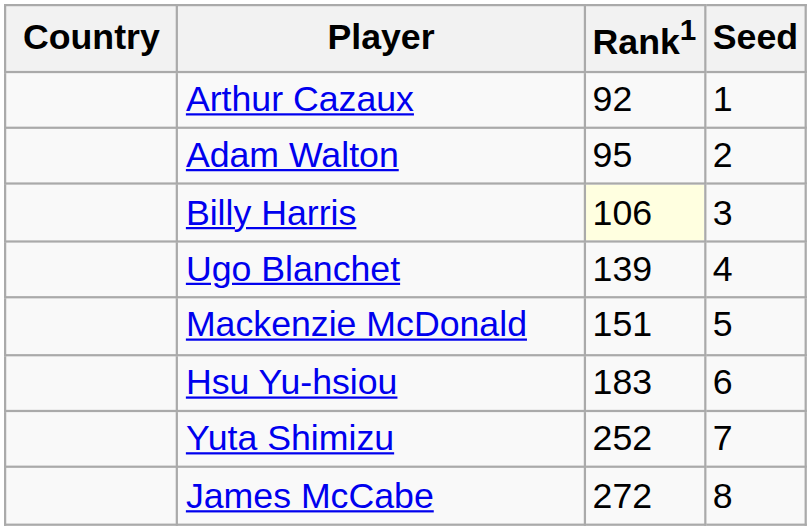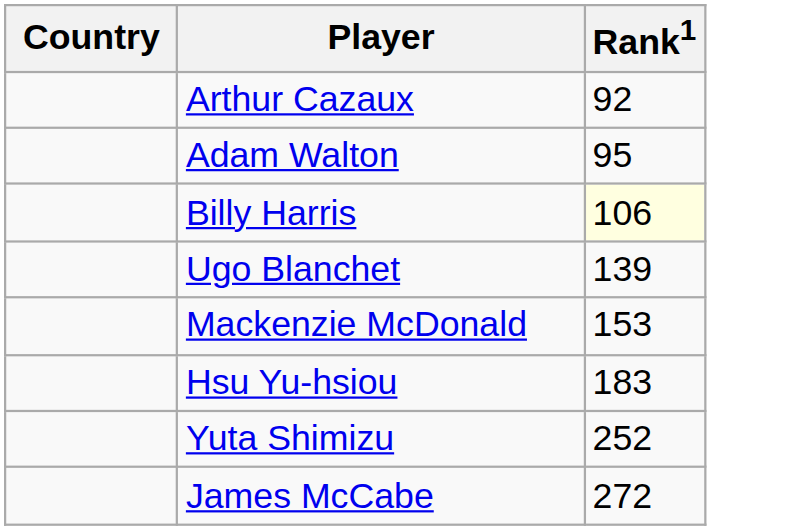- column: (755, 37)
(622, 325) 151 -> (622, 325) 153
